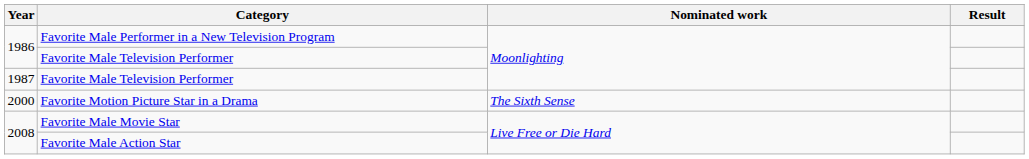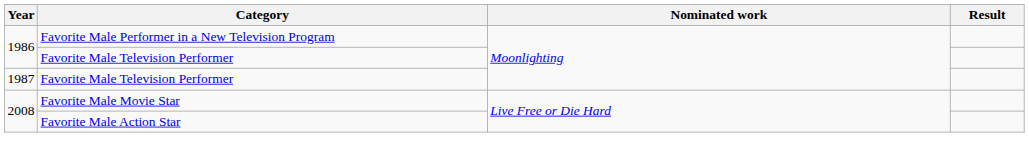- row: (21, 100)
